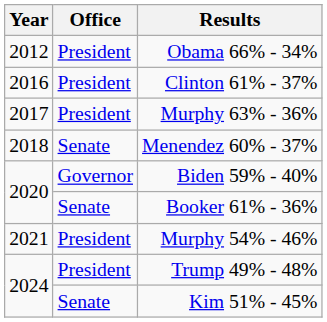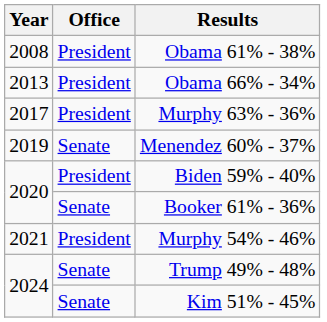+ row: (240, 51)
(29, 51) 2012 -> (29, 82) 2013
- row: (241, 82)
(29, 144) 2018 -> (29, 144) 2019
(95, 176) Governor -> (94, 176) President
(94, 269) President -> (84, 269) Senate
